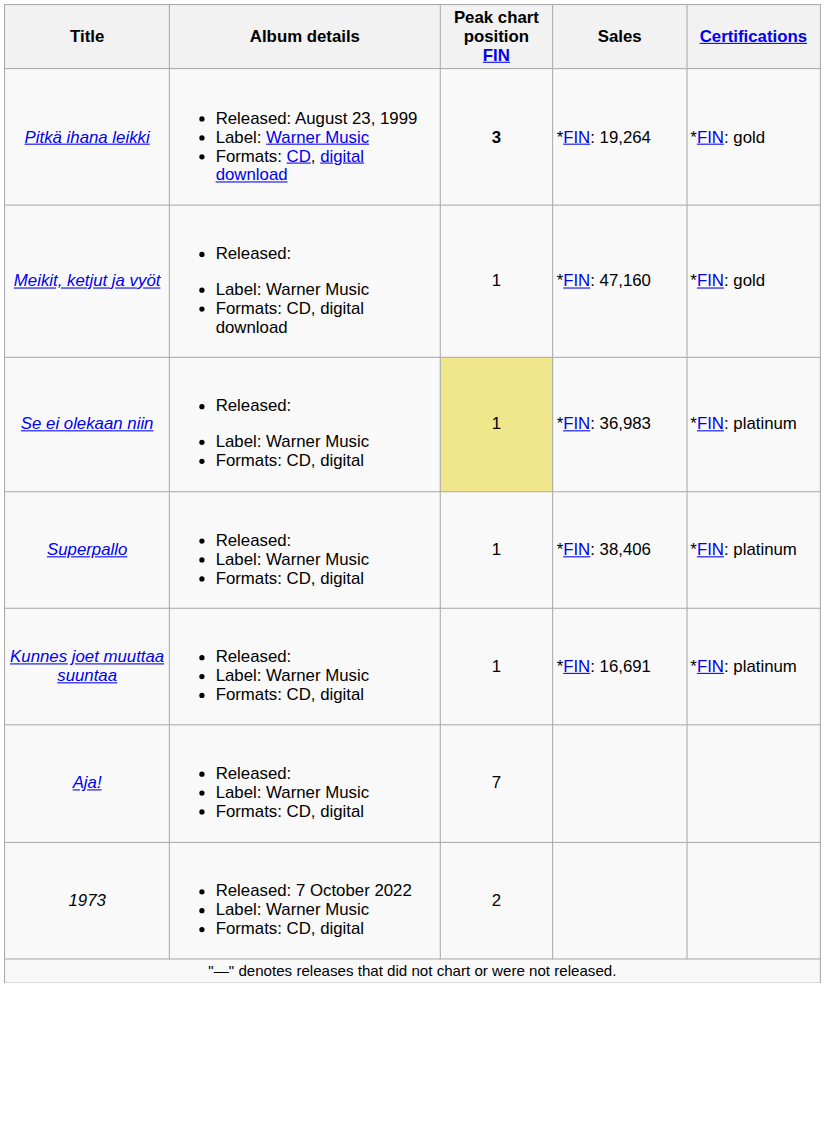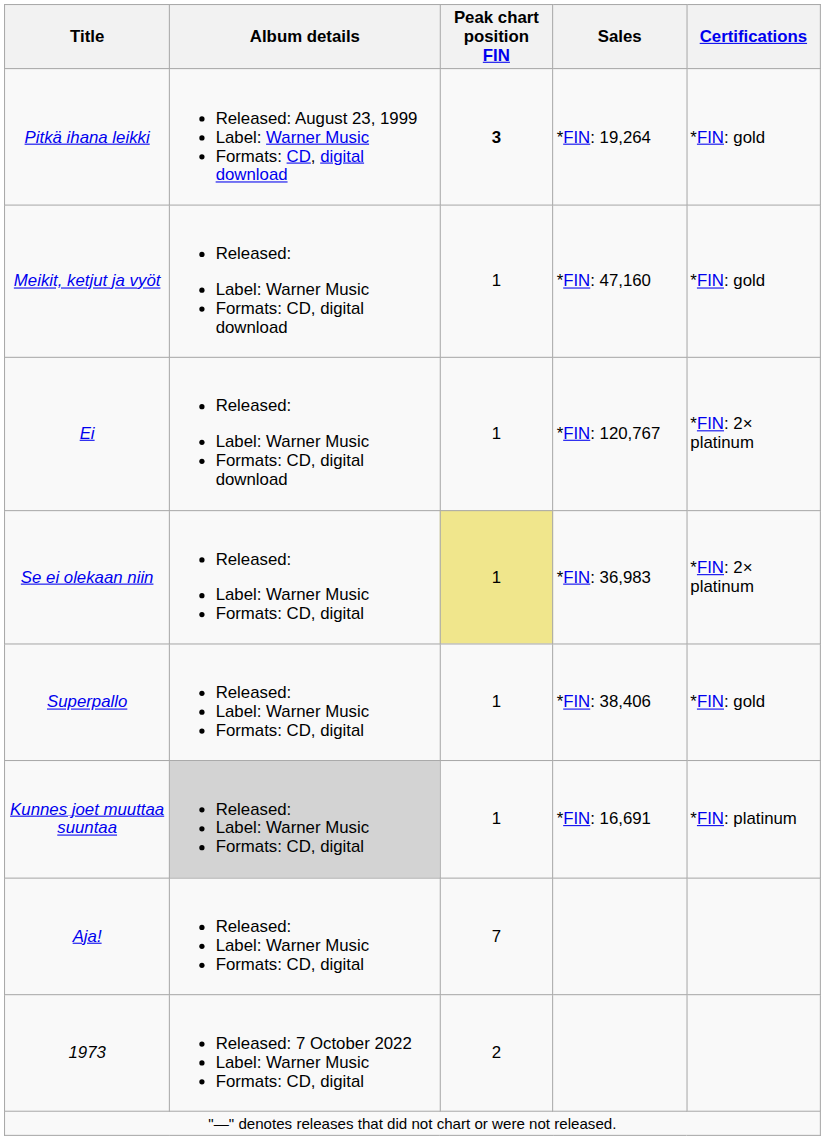+ row: (87, 433)
(744, 424) *FIN: platinum -> (722, 576) *FIN: 2× platinum
(744, 549) *FIN: platinum -> (728, 702) *FIN: gold
(305, 676) no background -> (305, 829) lightgrey background
